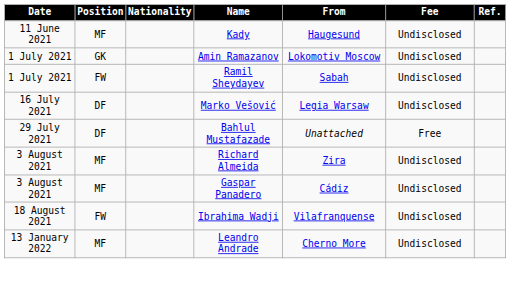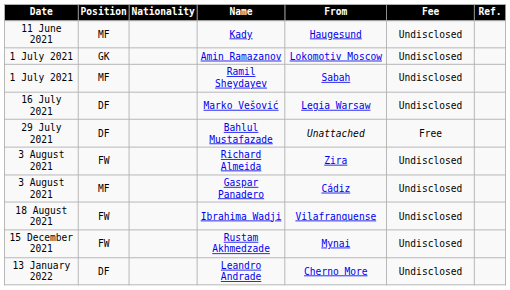(100, 78) FW -> (104, 78) MF
(100, 161) MF -> (104, 161) FW
+ row: (241, 243)
(100, 243) MF -> (104, 271) DF
